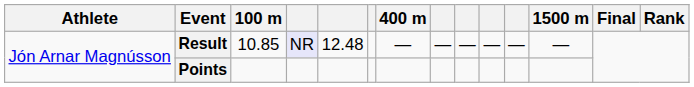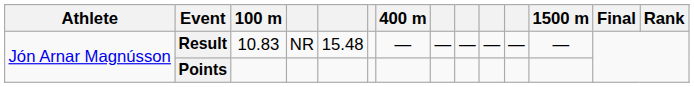(258, 45) 10.85 -> (258, 45) 10.83
(302, 45) lavender background -> (302, 45) no background
(343, 45) 12.48 -> (343, 45) 15.48
